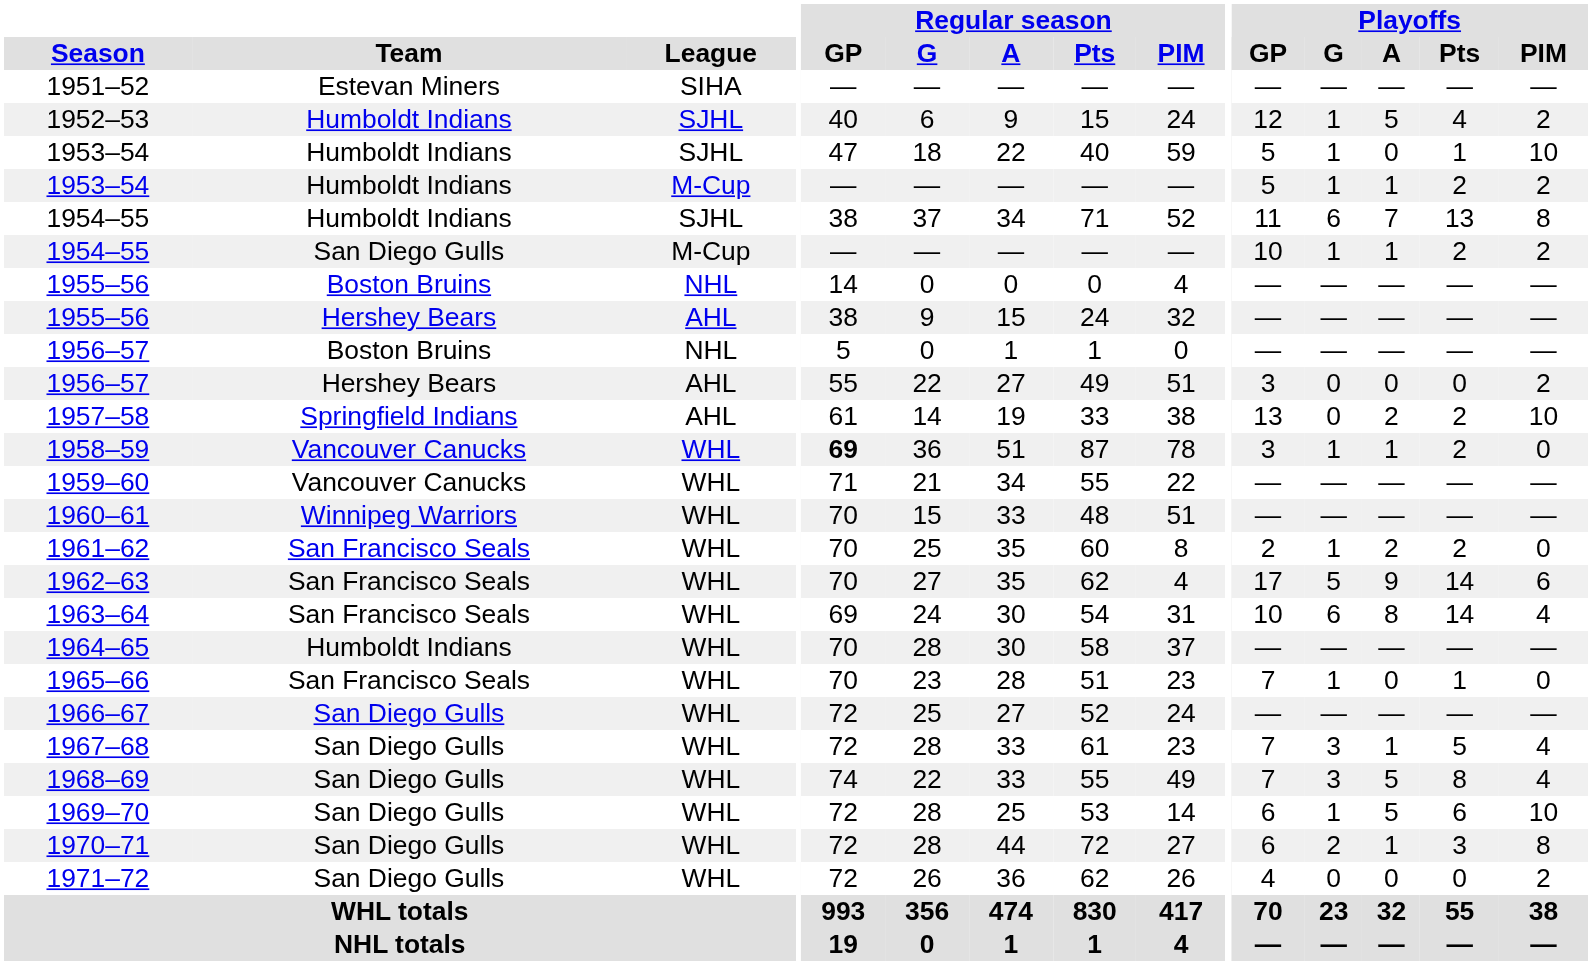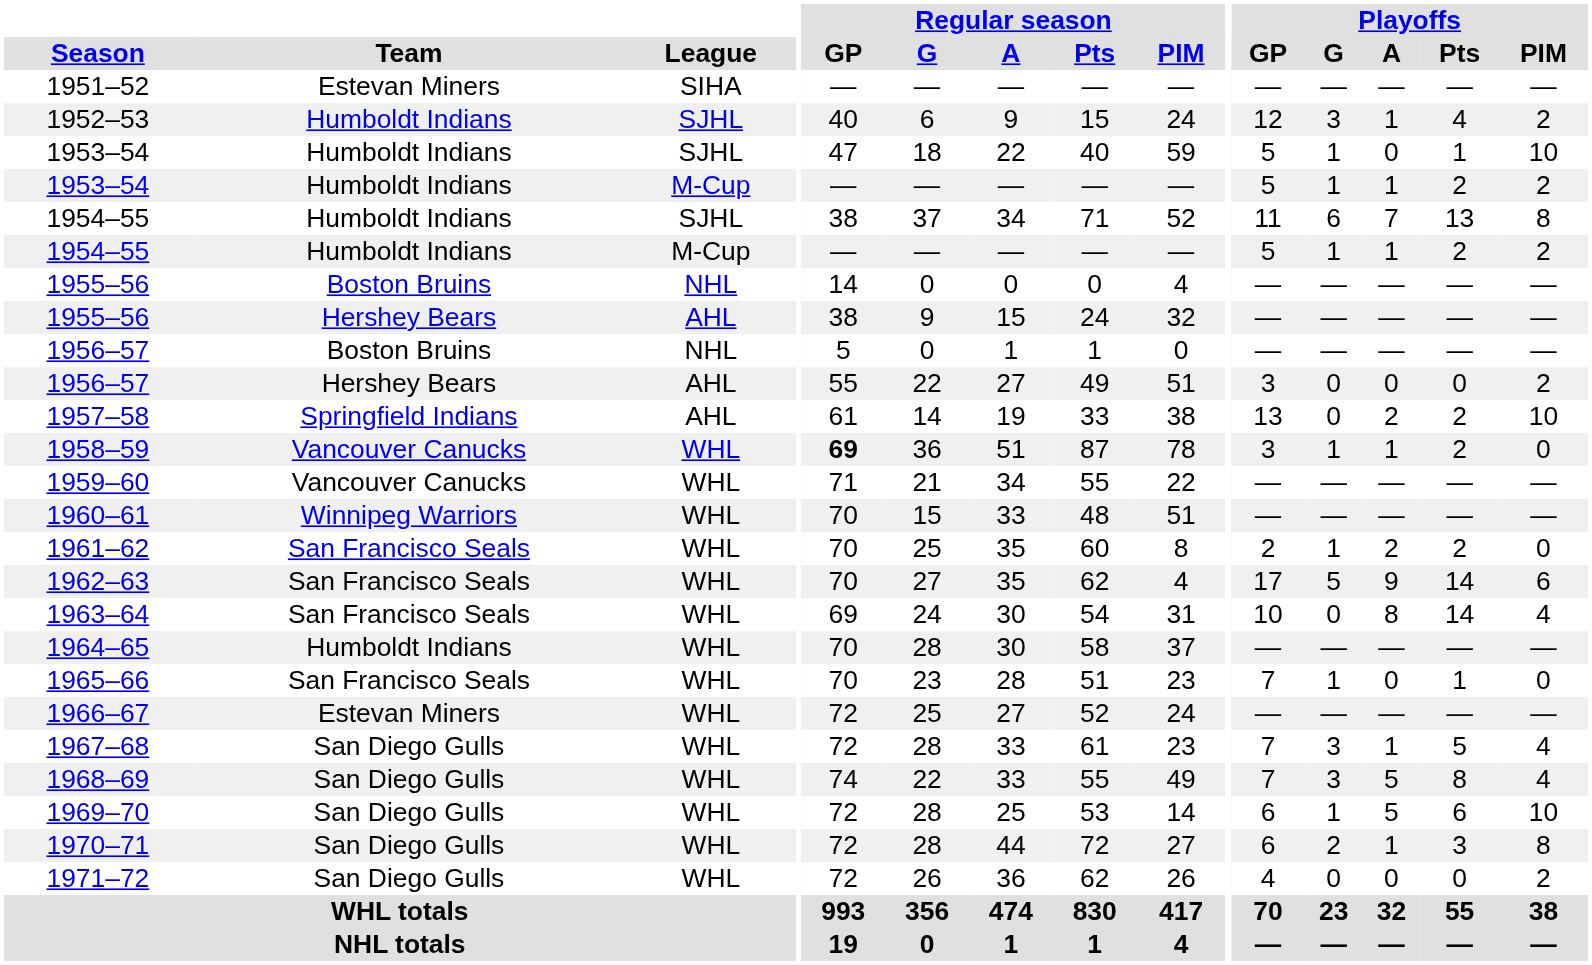(1334, 119) 1 -> (1334, 119) 3
(1391, 119) 5 -> (1391, 119) 1
(409, 251) San Diego Gulls -> (409, 251) Humboldt Indians
(1268, 251) 10 -> (1268, 251) 5
(1334, 614) 6 -> (1334, 614) 0
(409, 713) San Diego Gulls -> (409, 713) Estevan Miners
